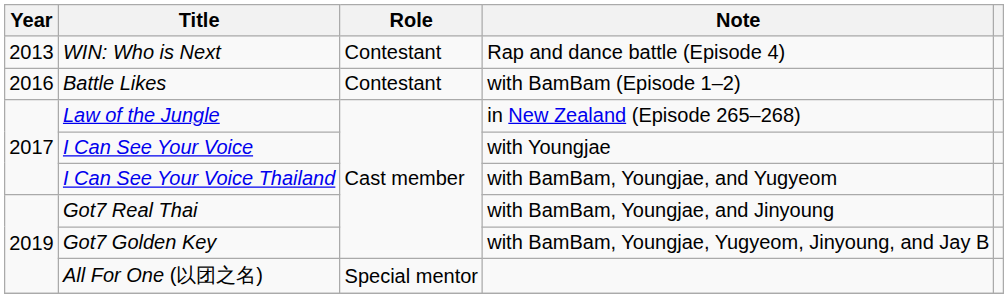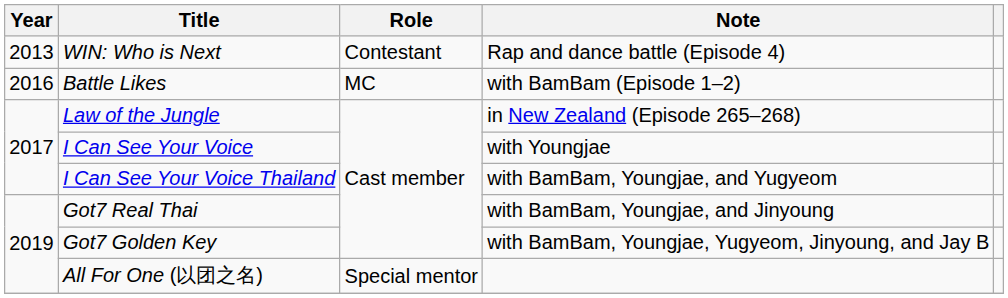(393, 83) Contestant -> (360, 83) MC
